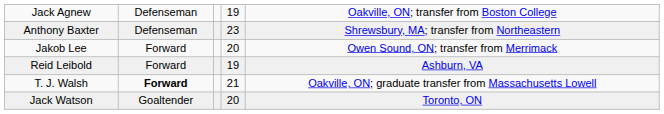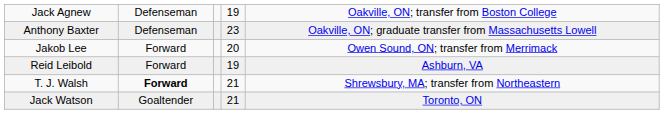(452, 30) Shrewsbury, MA; transfer from Northeastern -> (452, 30) Oakville, ON; graduate transfer from Massachusetts Lowell
(452, 83) Oakville, ON; graduate transfer from Massachusetts Lowell -> (452, 83) Shrewsbury, MA; transfer from Northeastern
(233, 100) 20 -> (233, 100) 21
